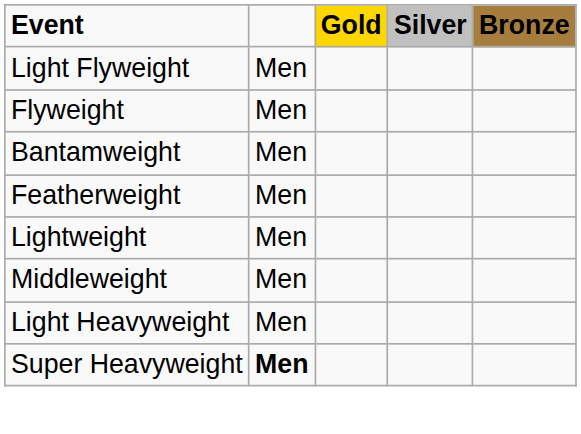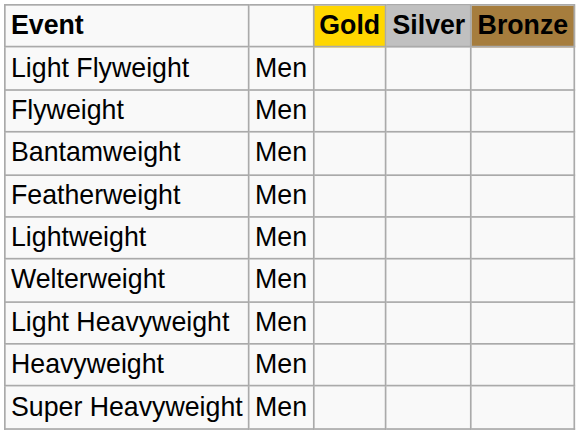+ row: (88, 279)
- row: (89, 279)
+ row: (87, 364)
(282, 364) bold -> (281, 407) normal
